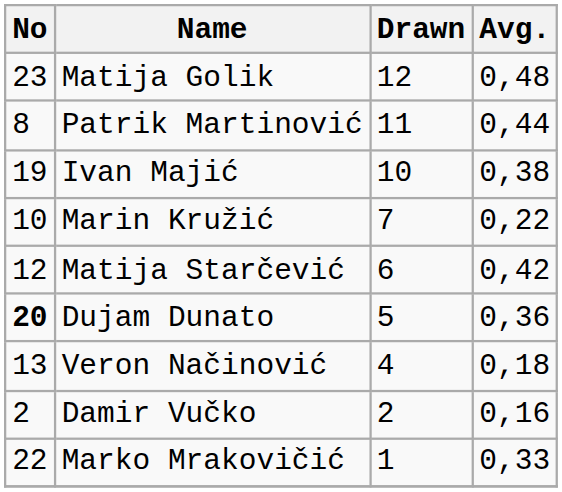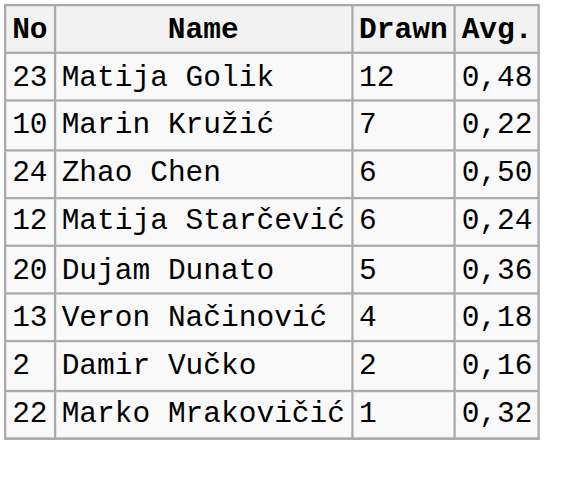- row: (212, 125)
- row: (150, 173)
+ row: (141, 173)
(515, 270) 0,42 -> (497, 222) 0,24
(30, 318) bold -> (30, 270) normal
(515, 462) 0,33 -> (497, 414) 0,32
